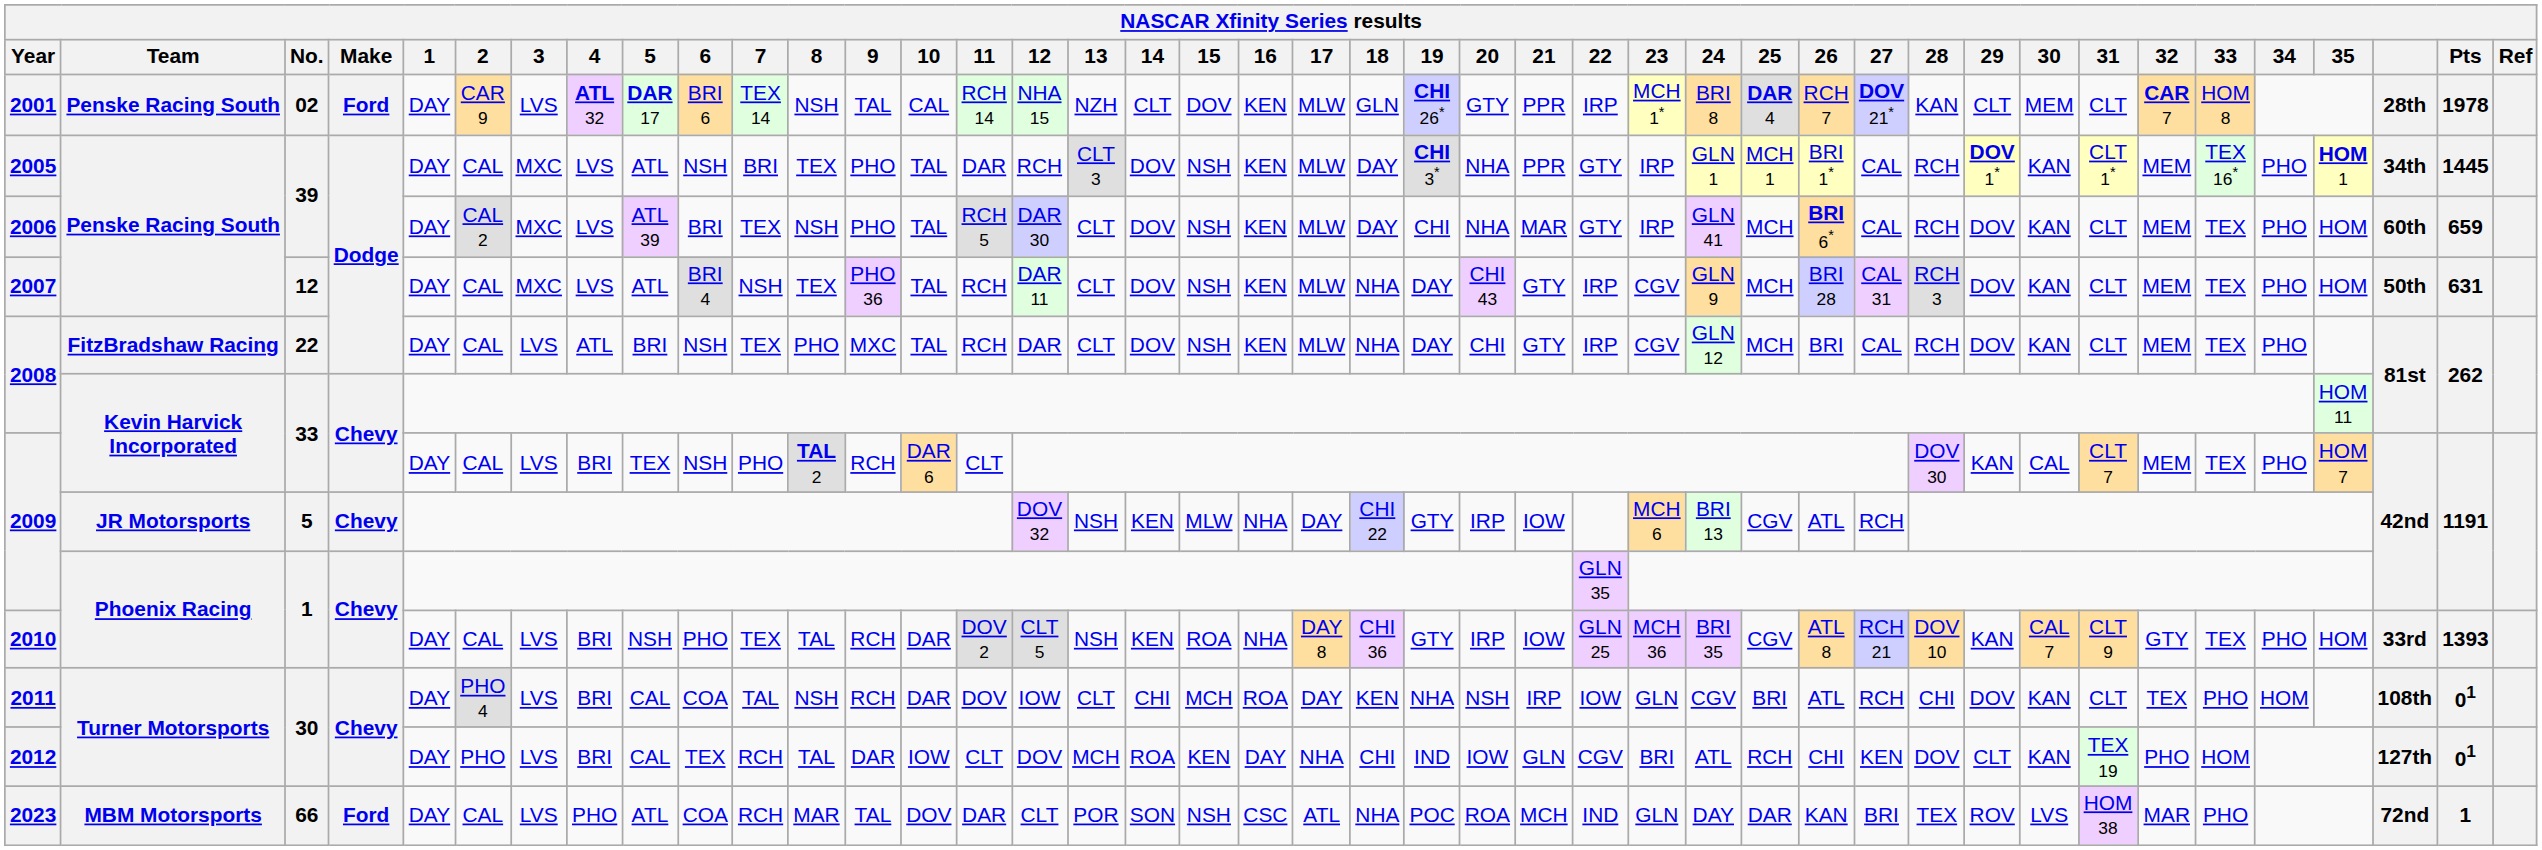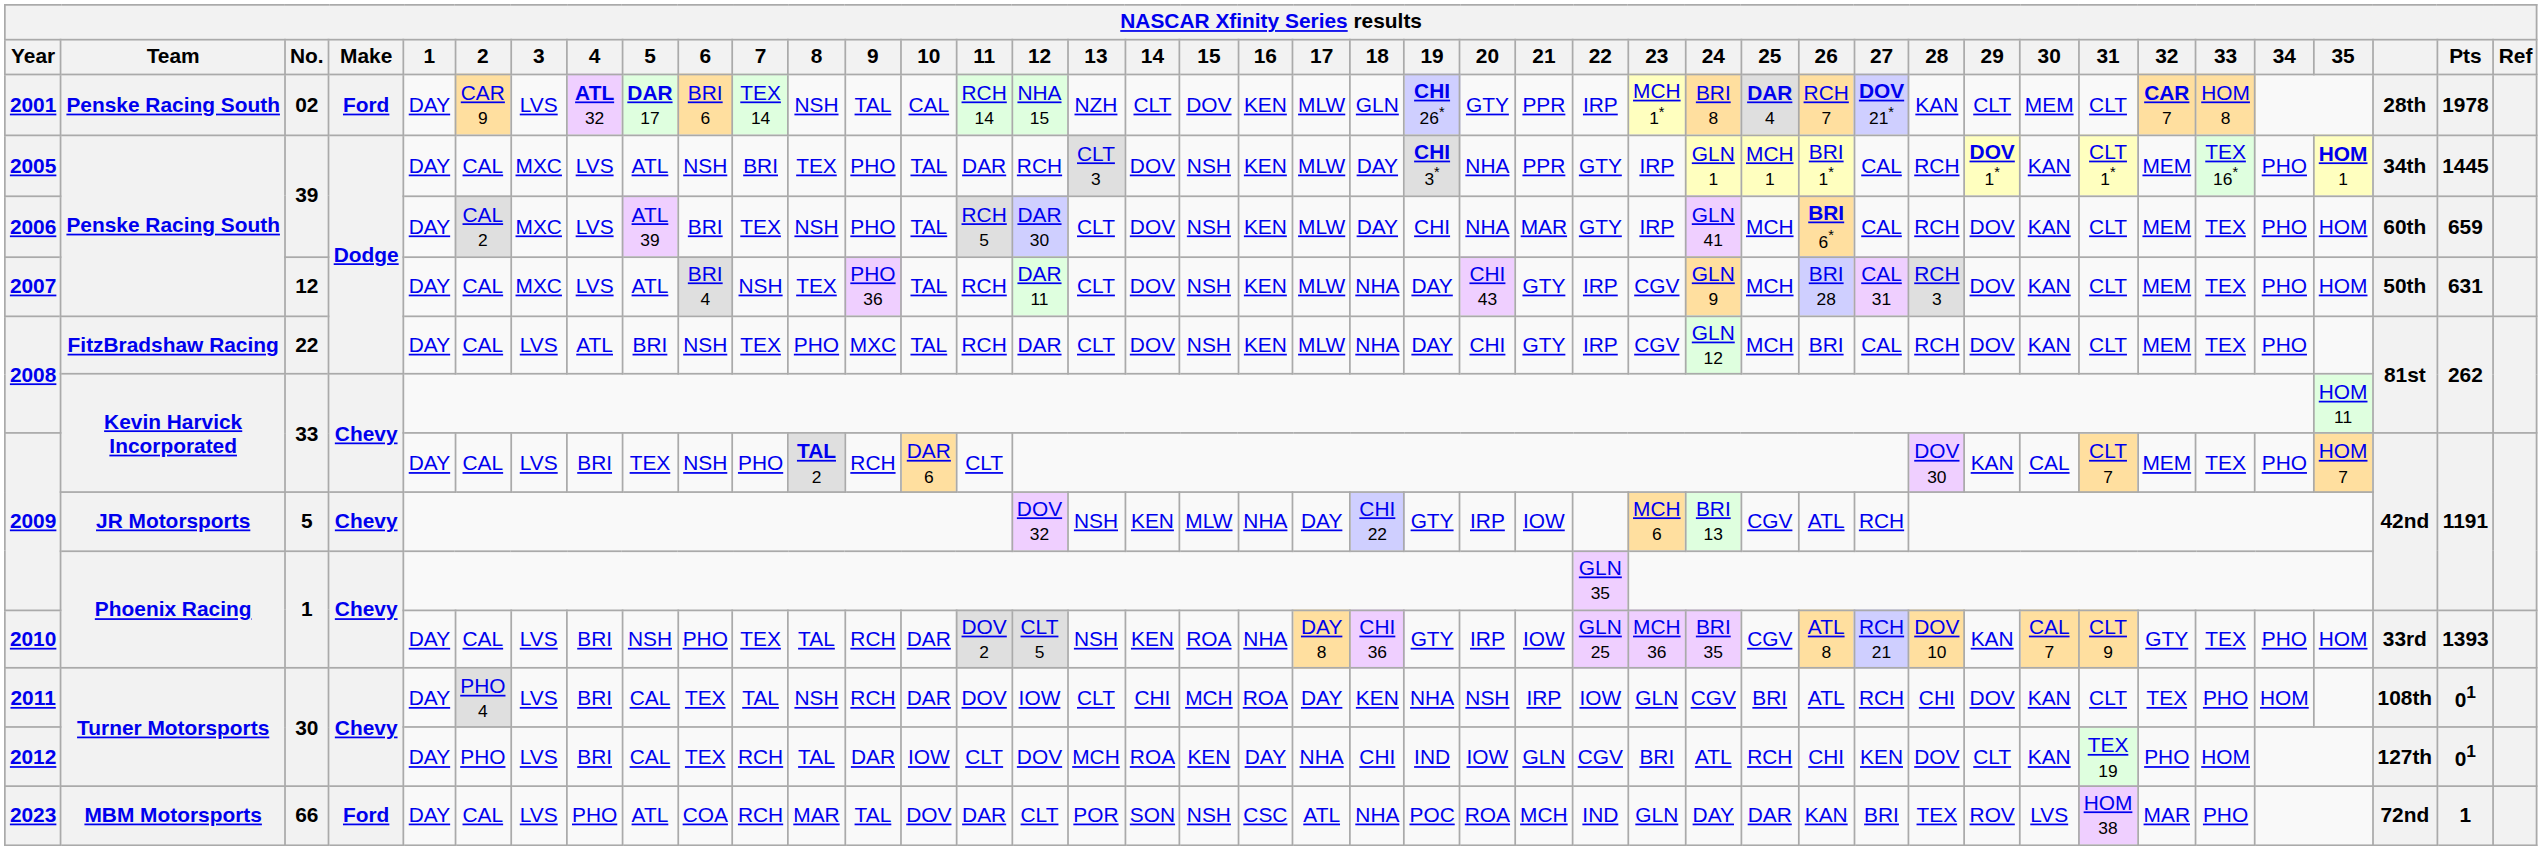(705, 698) COA -> (705, 698) TEX
